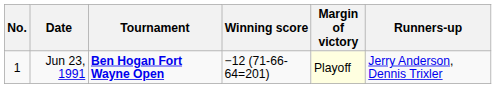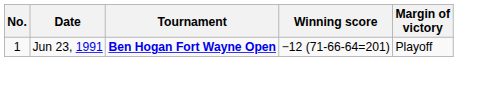- column: (428, 28)
(332, 67) lightyellow background -> (414, 47) no background
